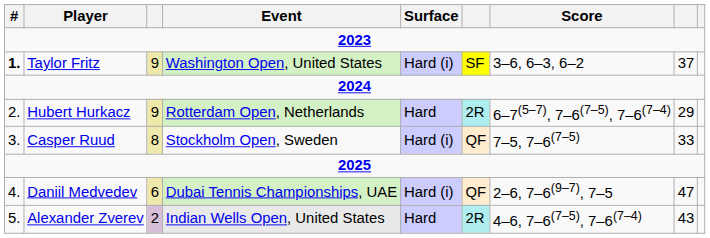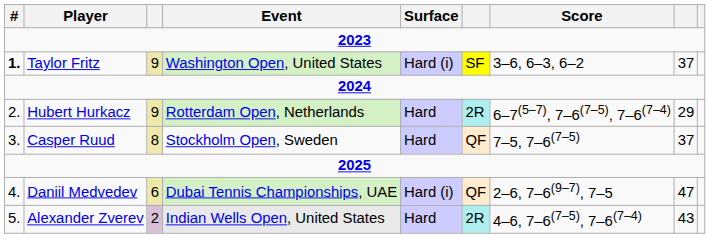(429, 140) Hard (i) -> (420, 140) Hard
(686, 140) 33 -> (686, 140) 37
